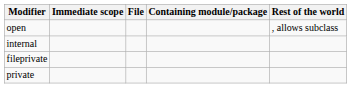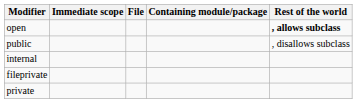(305, 28) normal -> (306, 28) bold
+ row: (19, 43)
